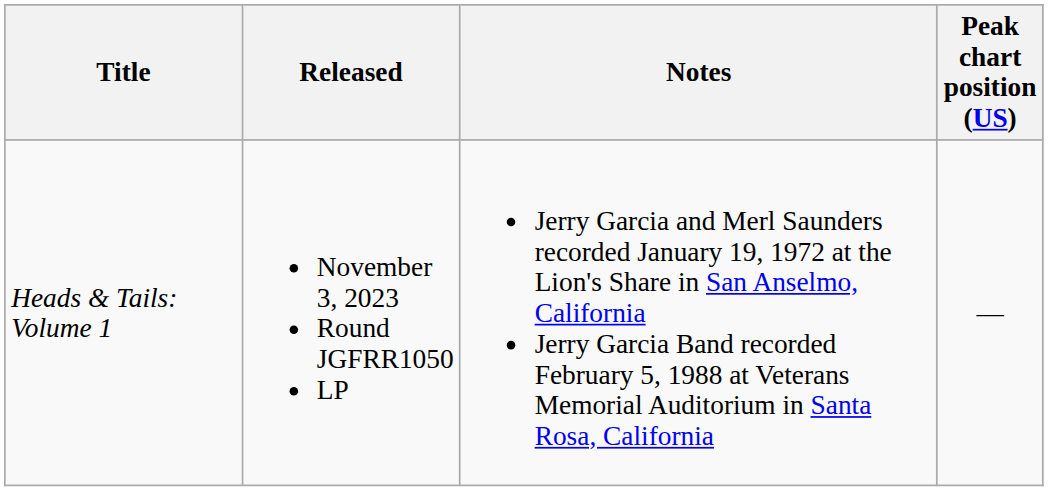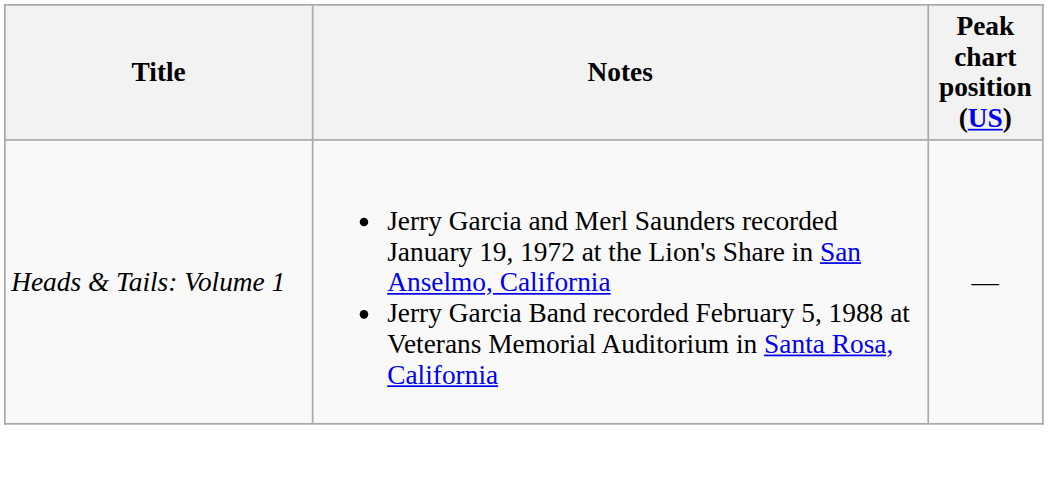- column: (351, 72)
